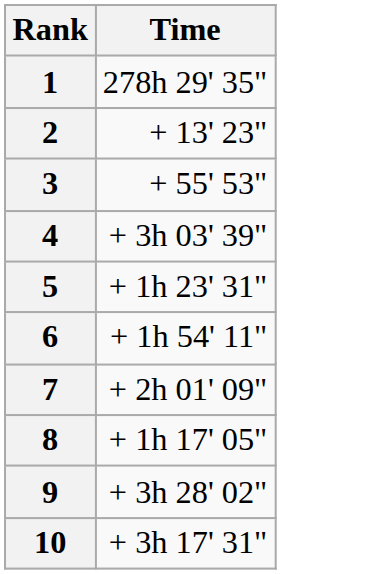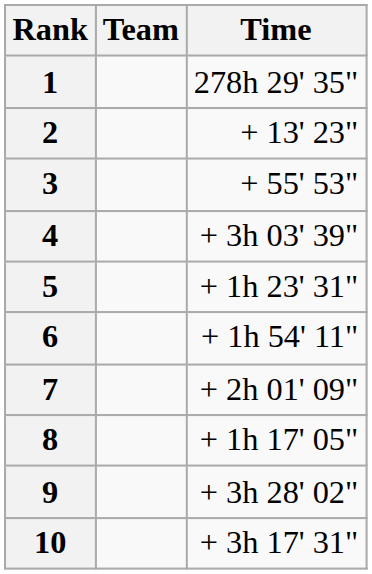+ column: (141, 30)
